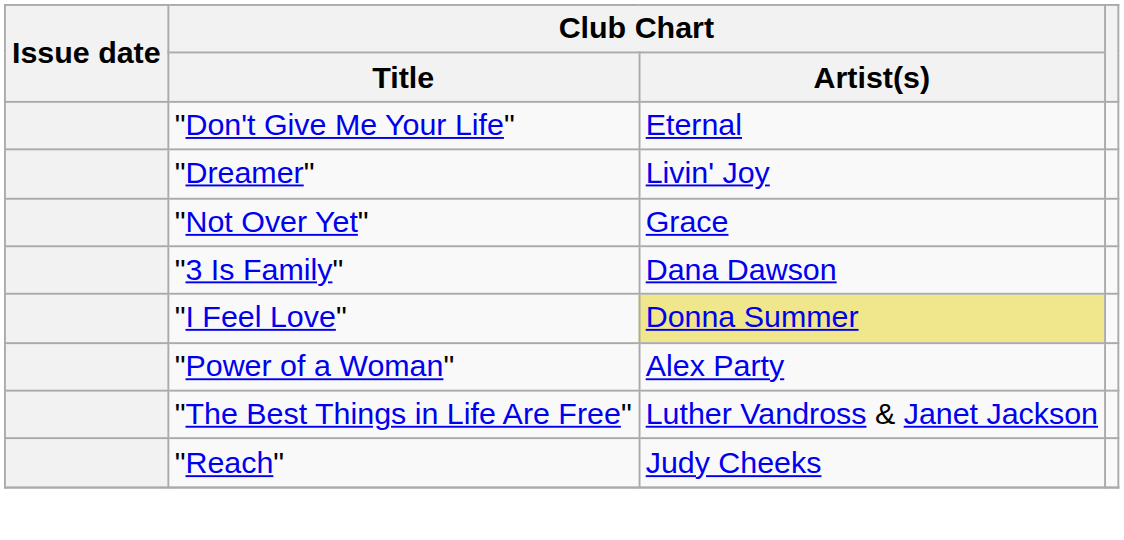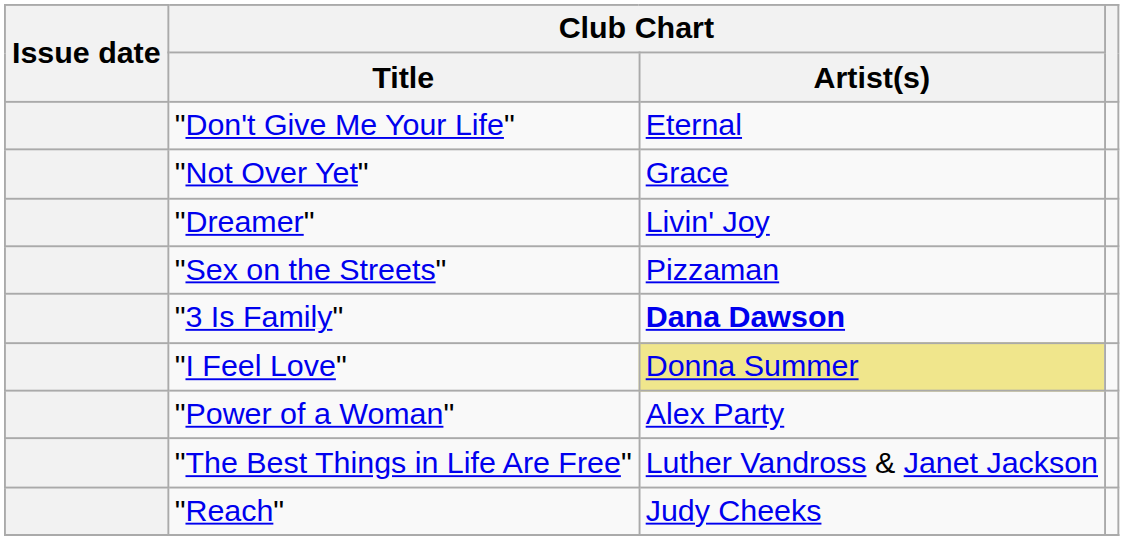rows swapped: (272, 221) <-> (245, 173)
+ row: (311, 269)
(741, 269) normal -> (745, 317) bold
